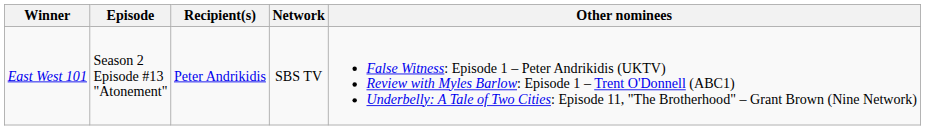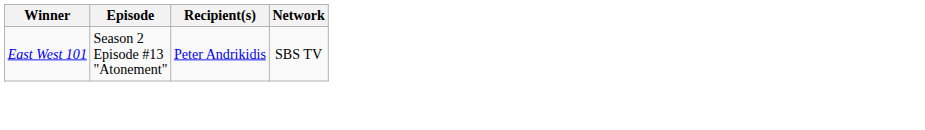- column: (624, 15)
